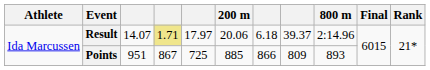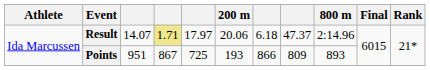(297, 35) 39.37 -> (297, 35) 47.37
(234, 55) 885 -> (234, 55) 193
